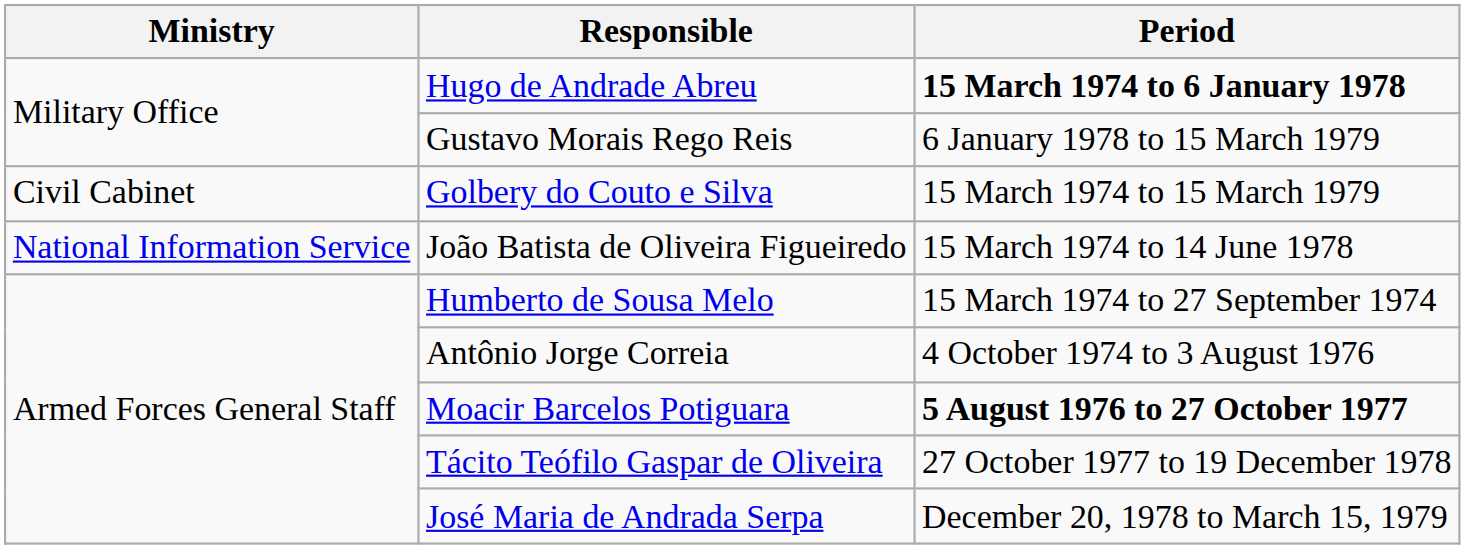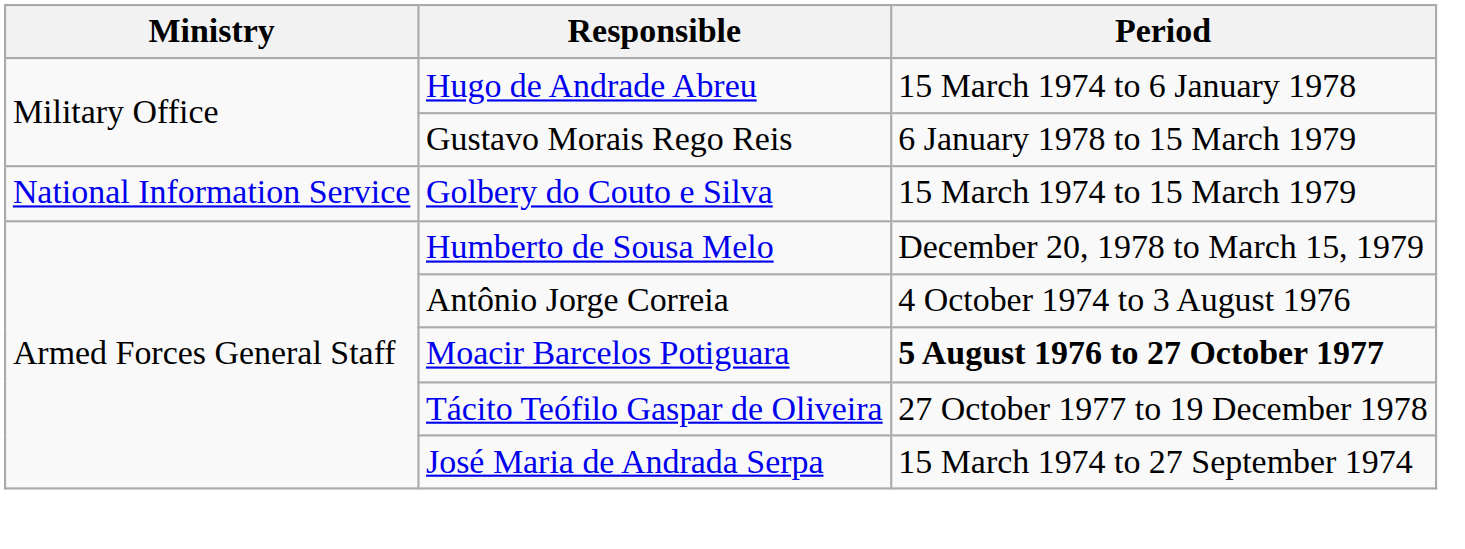(1164, 85) bold -> (1127, 85) normal
(104, 192) Civil Cabinet -> (212, 192) National Information Service
- row: (666, 246)
(1179, 300) 15 March 1974 to 27 September 1974 -> (1161, 246) December 20, 1978 to March 15, 1979
(1185, 515) December 20, 1978 to March 15, 1979 -> (1155, 461) 15 March 1974 to 27 September 1974
